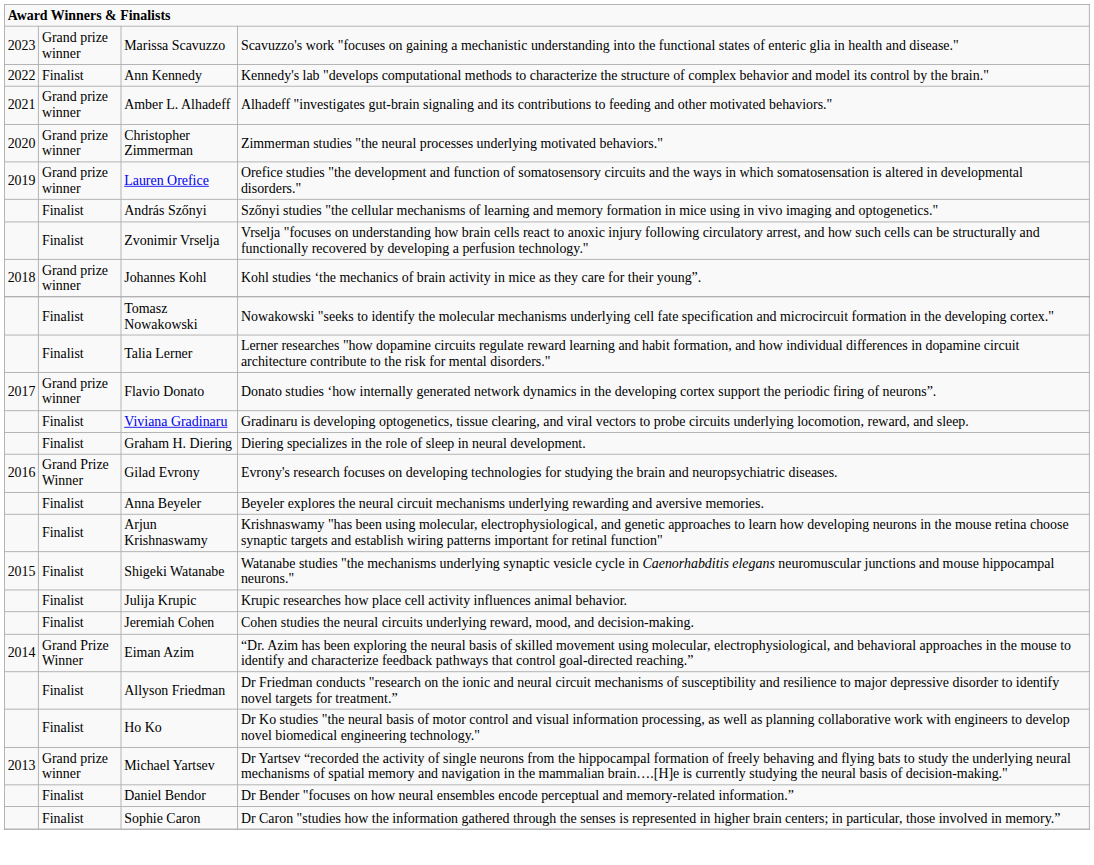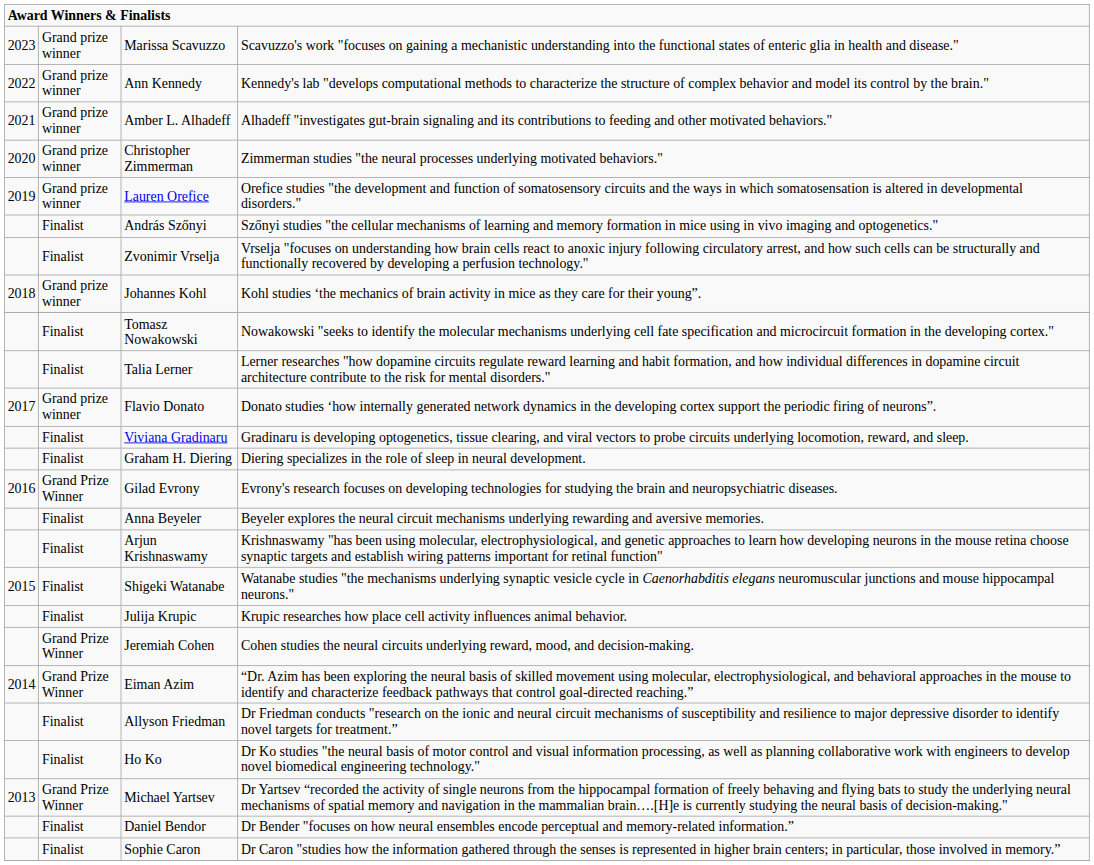(63, 75) Finalist -> (75, 83) Grand prize winner
(63, 622) Finalist -> (75, 646) Grand Prize Winner
(75, 766) Grand prize winner -> (75, 797) Grand Prize Winner
